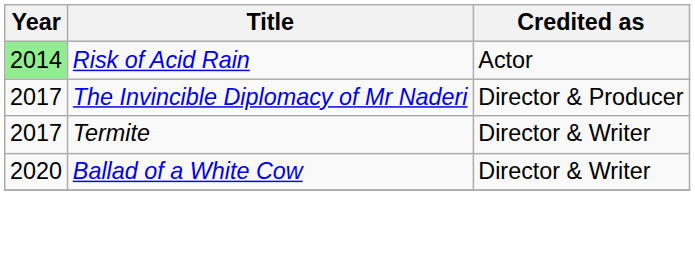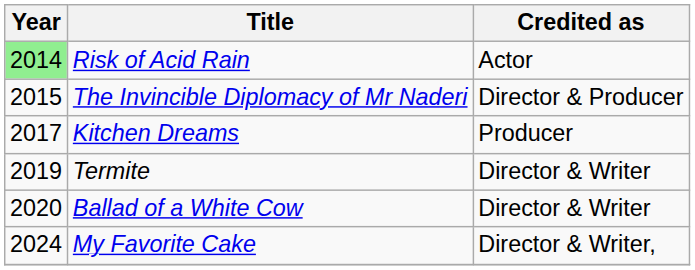(36, 97) 2017 -> (36, 97) 2015
+ row: (156, 134)
(36, 134) 2017 -> (36, 171) 2019
+ row: (164, 245)
